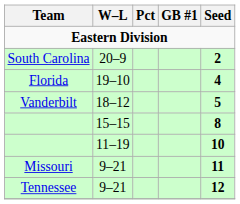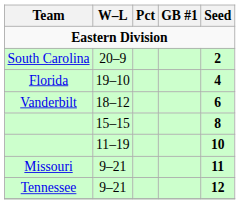(218, 102) 5 -> (218, 102) 6
